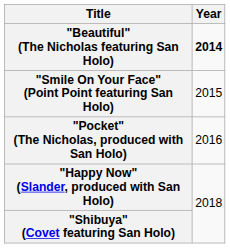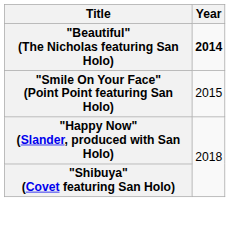- row: (98, 140)
